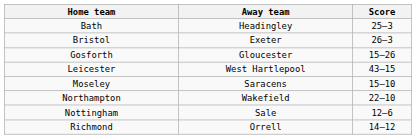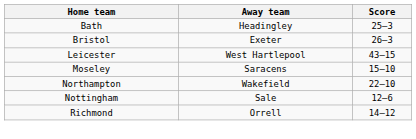- row: (91, 55)
